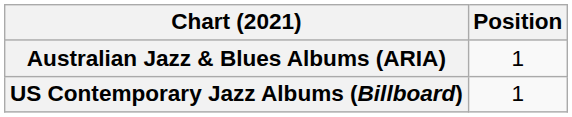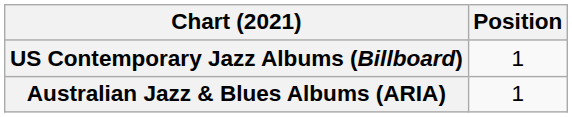rows swapped: (236, 58) <-> (236, 93)
